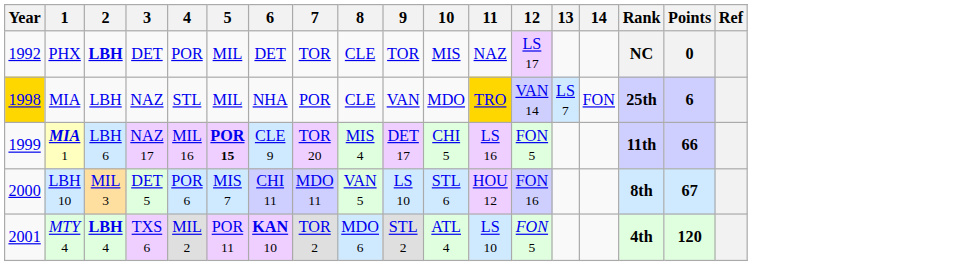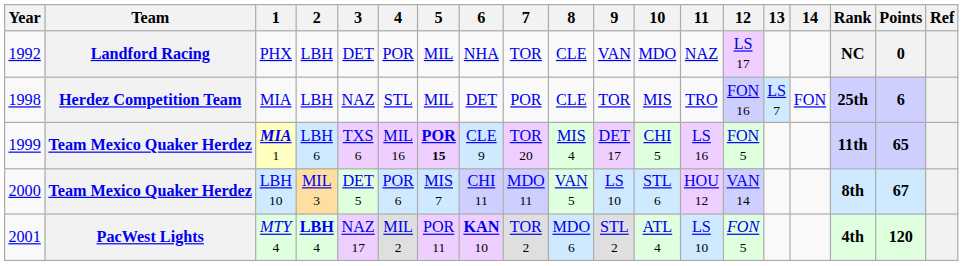+ column: (150, 17)
(106, 53) bold -> (317, 53) normal
(270, 53) DET -> (481, 53) NHA
(403, 53) TOR -> (614, 53) VAN
(446, 53) MIS -> (657, 53) MDO
(25, 99) gold background -> (25, 99) no background
(270, 99) NHA -> (481, 99) DET
(403, 99) VAN -> (614, 99) TOR
(446, 99) MDO -> (657, 99) MIS
(490, 99) gold background -> (701, 99) no background
(532, 98) VAN 14 -> (743, 98) FON 16
(147, 144) NAZ 17 -> (358, 144) TXS 6
(690, 145) 66 -> (901, 145) 65
(532, 190) FON 16 -> (743, 190) VAN 14
(147, 236) TXS 6 -> (358, 236) NAZ 17
